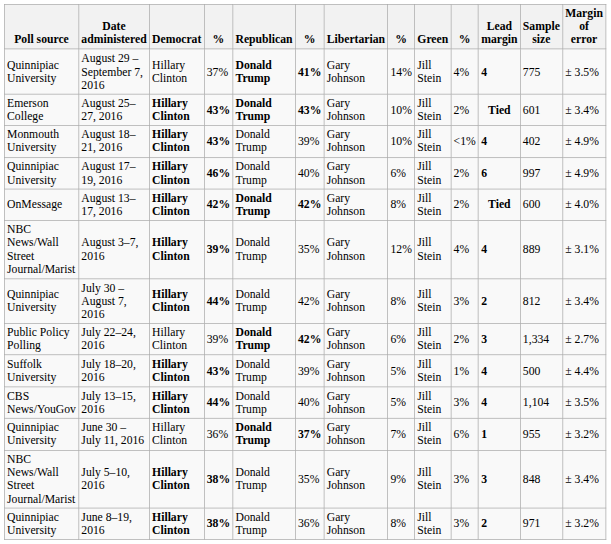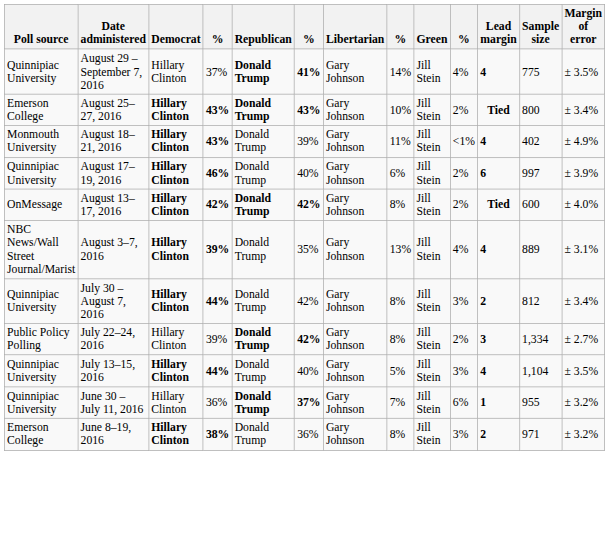(532, 109) 601 -> (531, 109) 800
(401, 141) 10% -> (400, 141) 11%
(582, 173) ± 4.9% -> (581, 173) ± 3.9%
(401, 249) 12% -> (400, 249) 13%
(398, 339) 6% -> (397, 339) 8%
- row: (109, 371)
(42, 402) CBS News/YouGov -> (33, 371) Quinnipiac University
- row: (106, 479)
(33, 523) Quinnipiac University -> (28, 434) Emerson College
